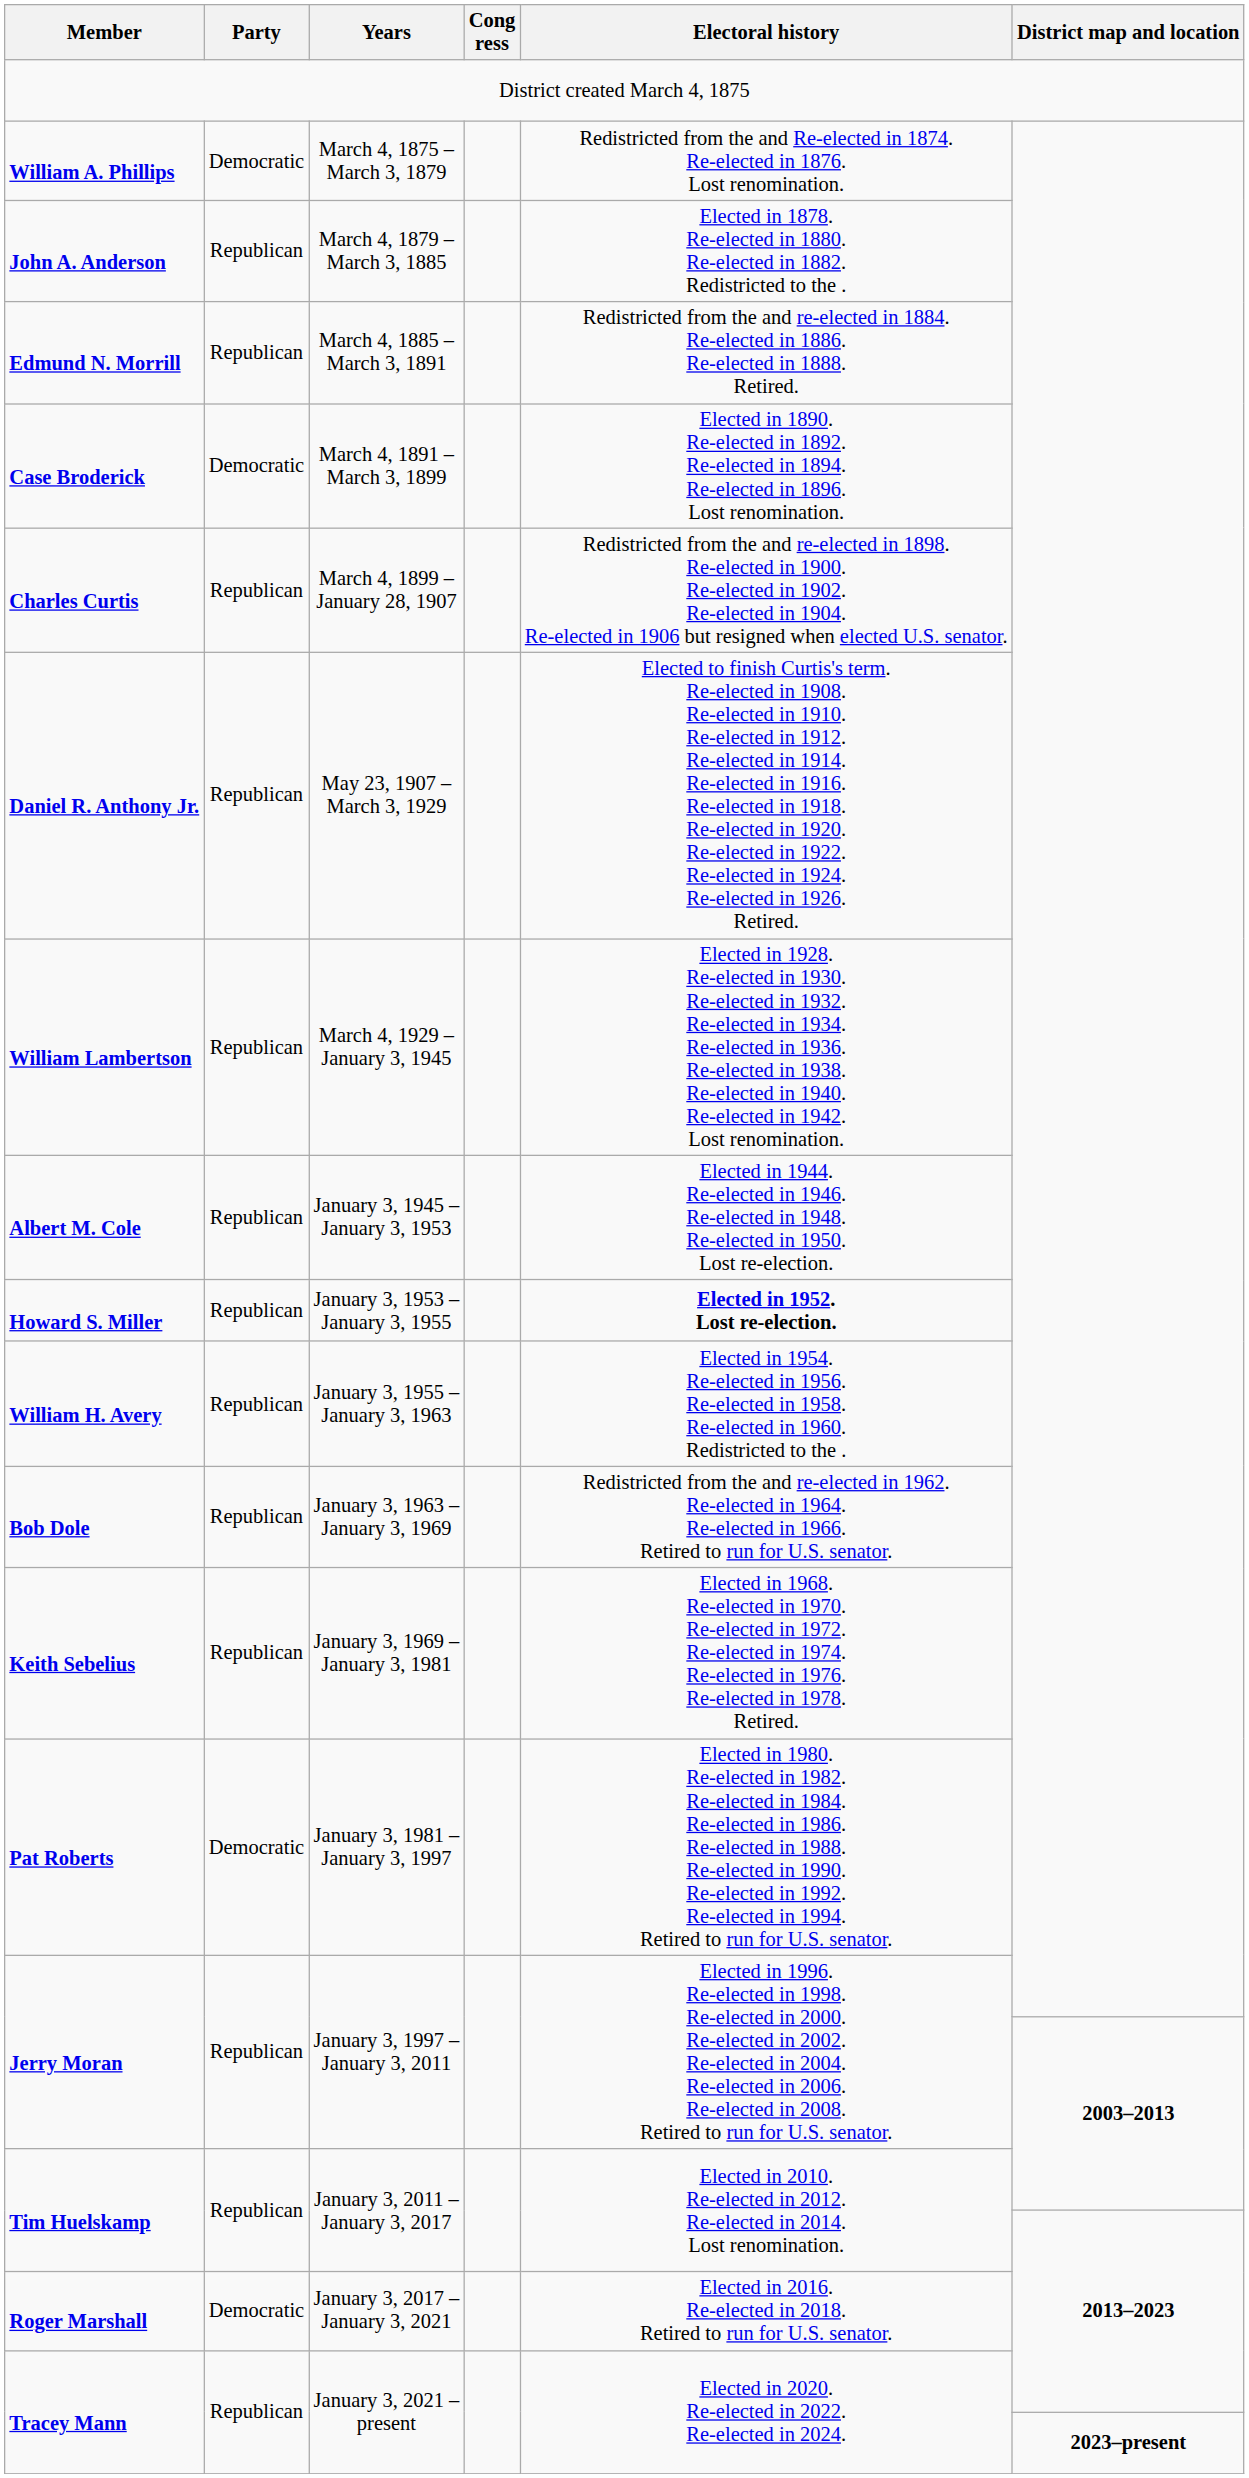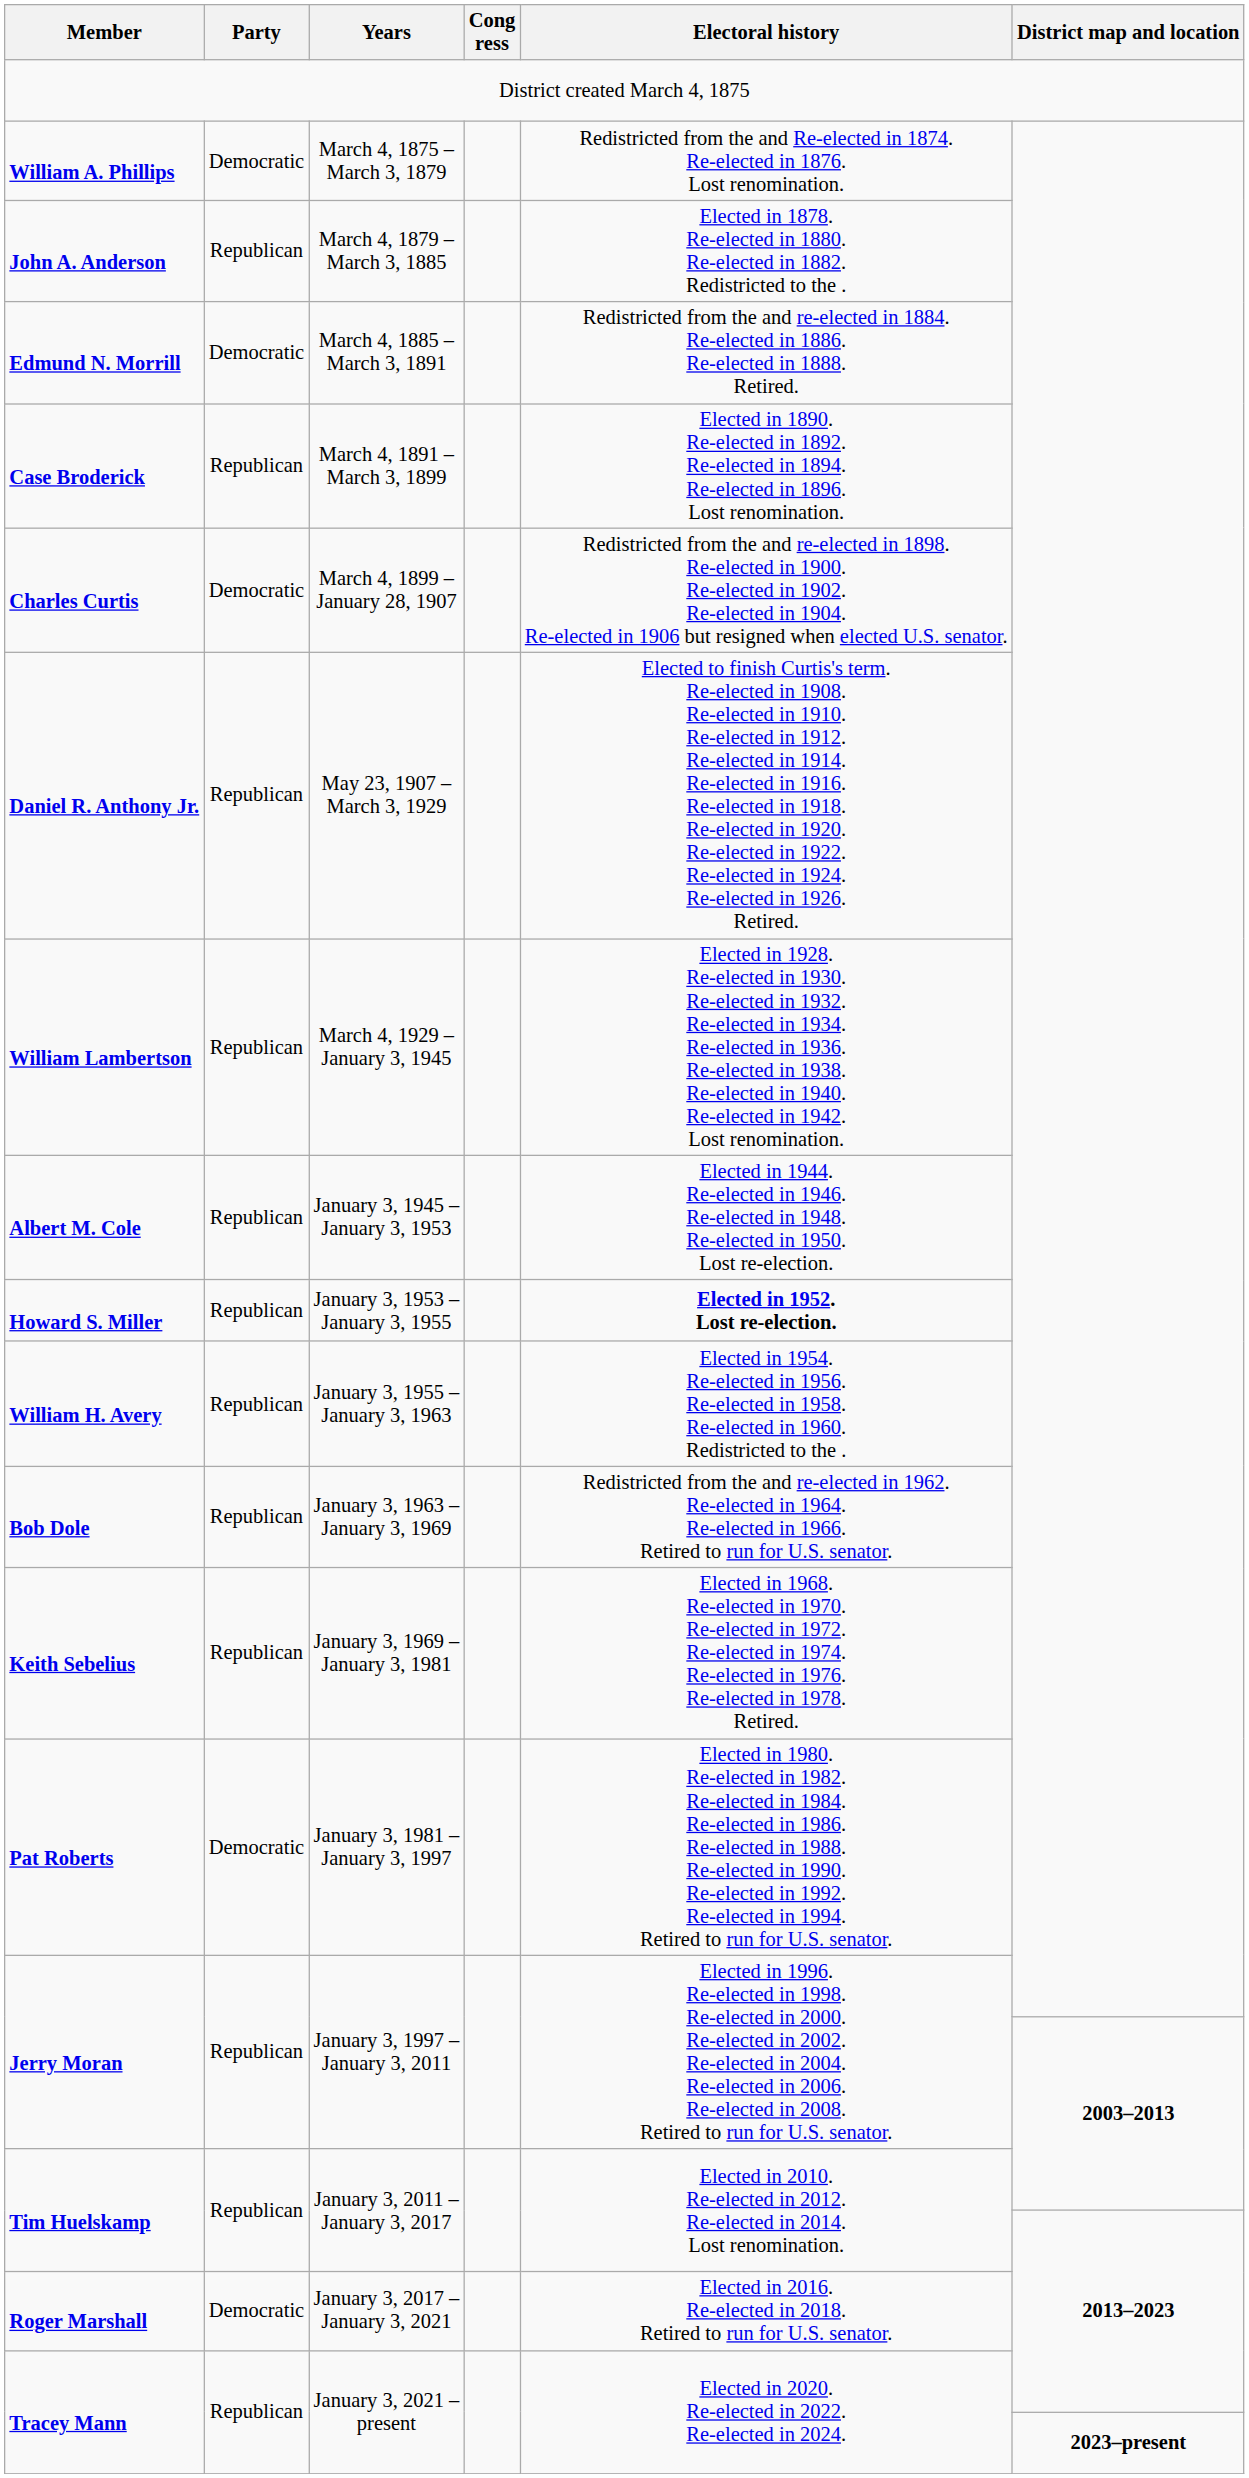(256, 352) Republican -> (256, 352) Democratic
(256, 465) Democratic -> (256, 465) Republican
(256, 590) Republican -> (256, 590) Democratic
